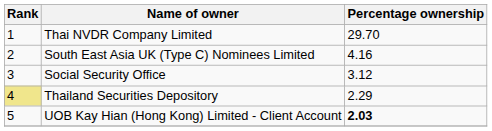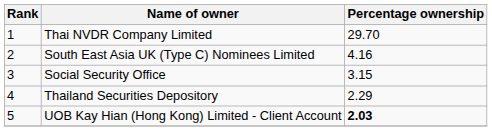(360, 75) 3.12 -> (360, 75) 3.15
(11, 95) khaki background -> (11, 95) no background
